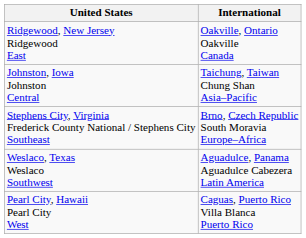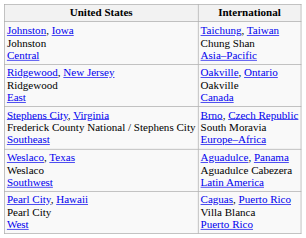rows swapped: (40, 85) <-> (61, 43)
